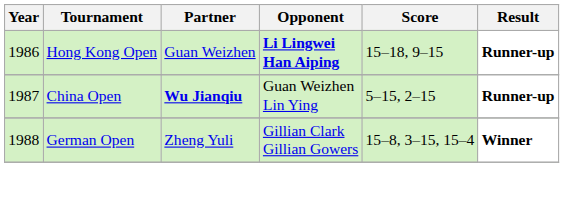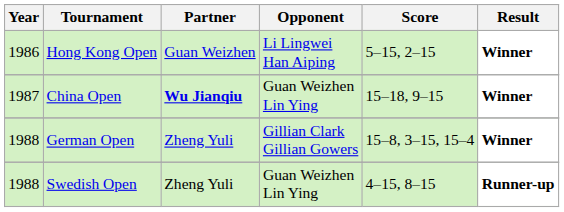(301, 52) bold -> (299, 52) normal
(404, 52) 15–18, 9–15 -> (401, 52) 5–15, 2–15
(518, 52) Runner-up -> (507, 52) Winner
(401, 96) 5–15, 2–15 -> (404, 96) 15–18, 9–15
(518, 96) Runner-up -> (507, 96) Winner
+ row: (92, 184)
